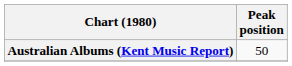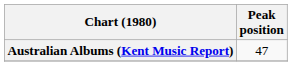(262, 50) 50 -> (262, 50) 47
